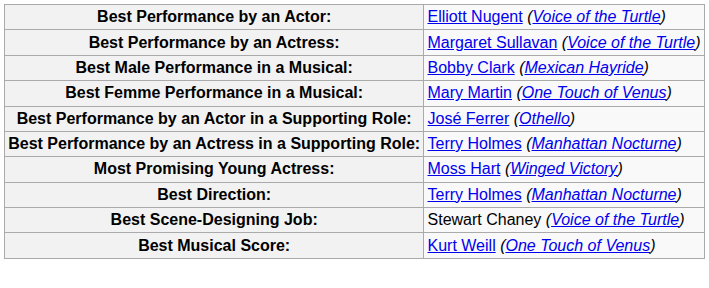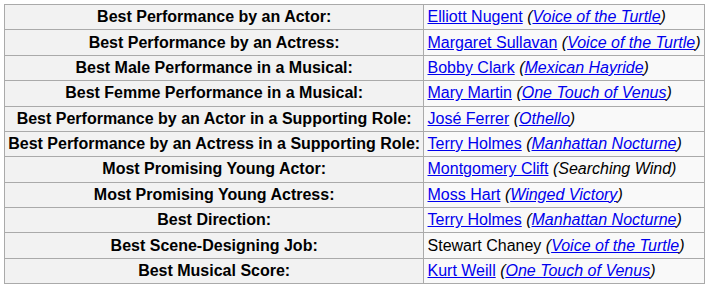+ row: (214, 169)
